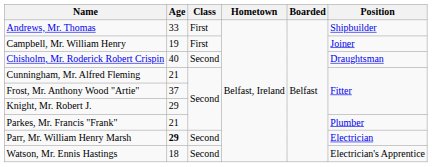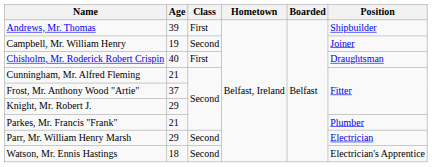(174, 28) 33 -> (174, 28) 39
(199, 43) First -> (204, 43) Second
(204, 59) Second -> (199, 59) First
(174, 138) bold -> (174, 138) normal
